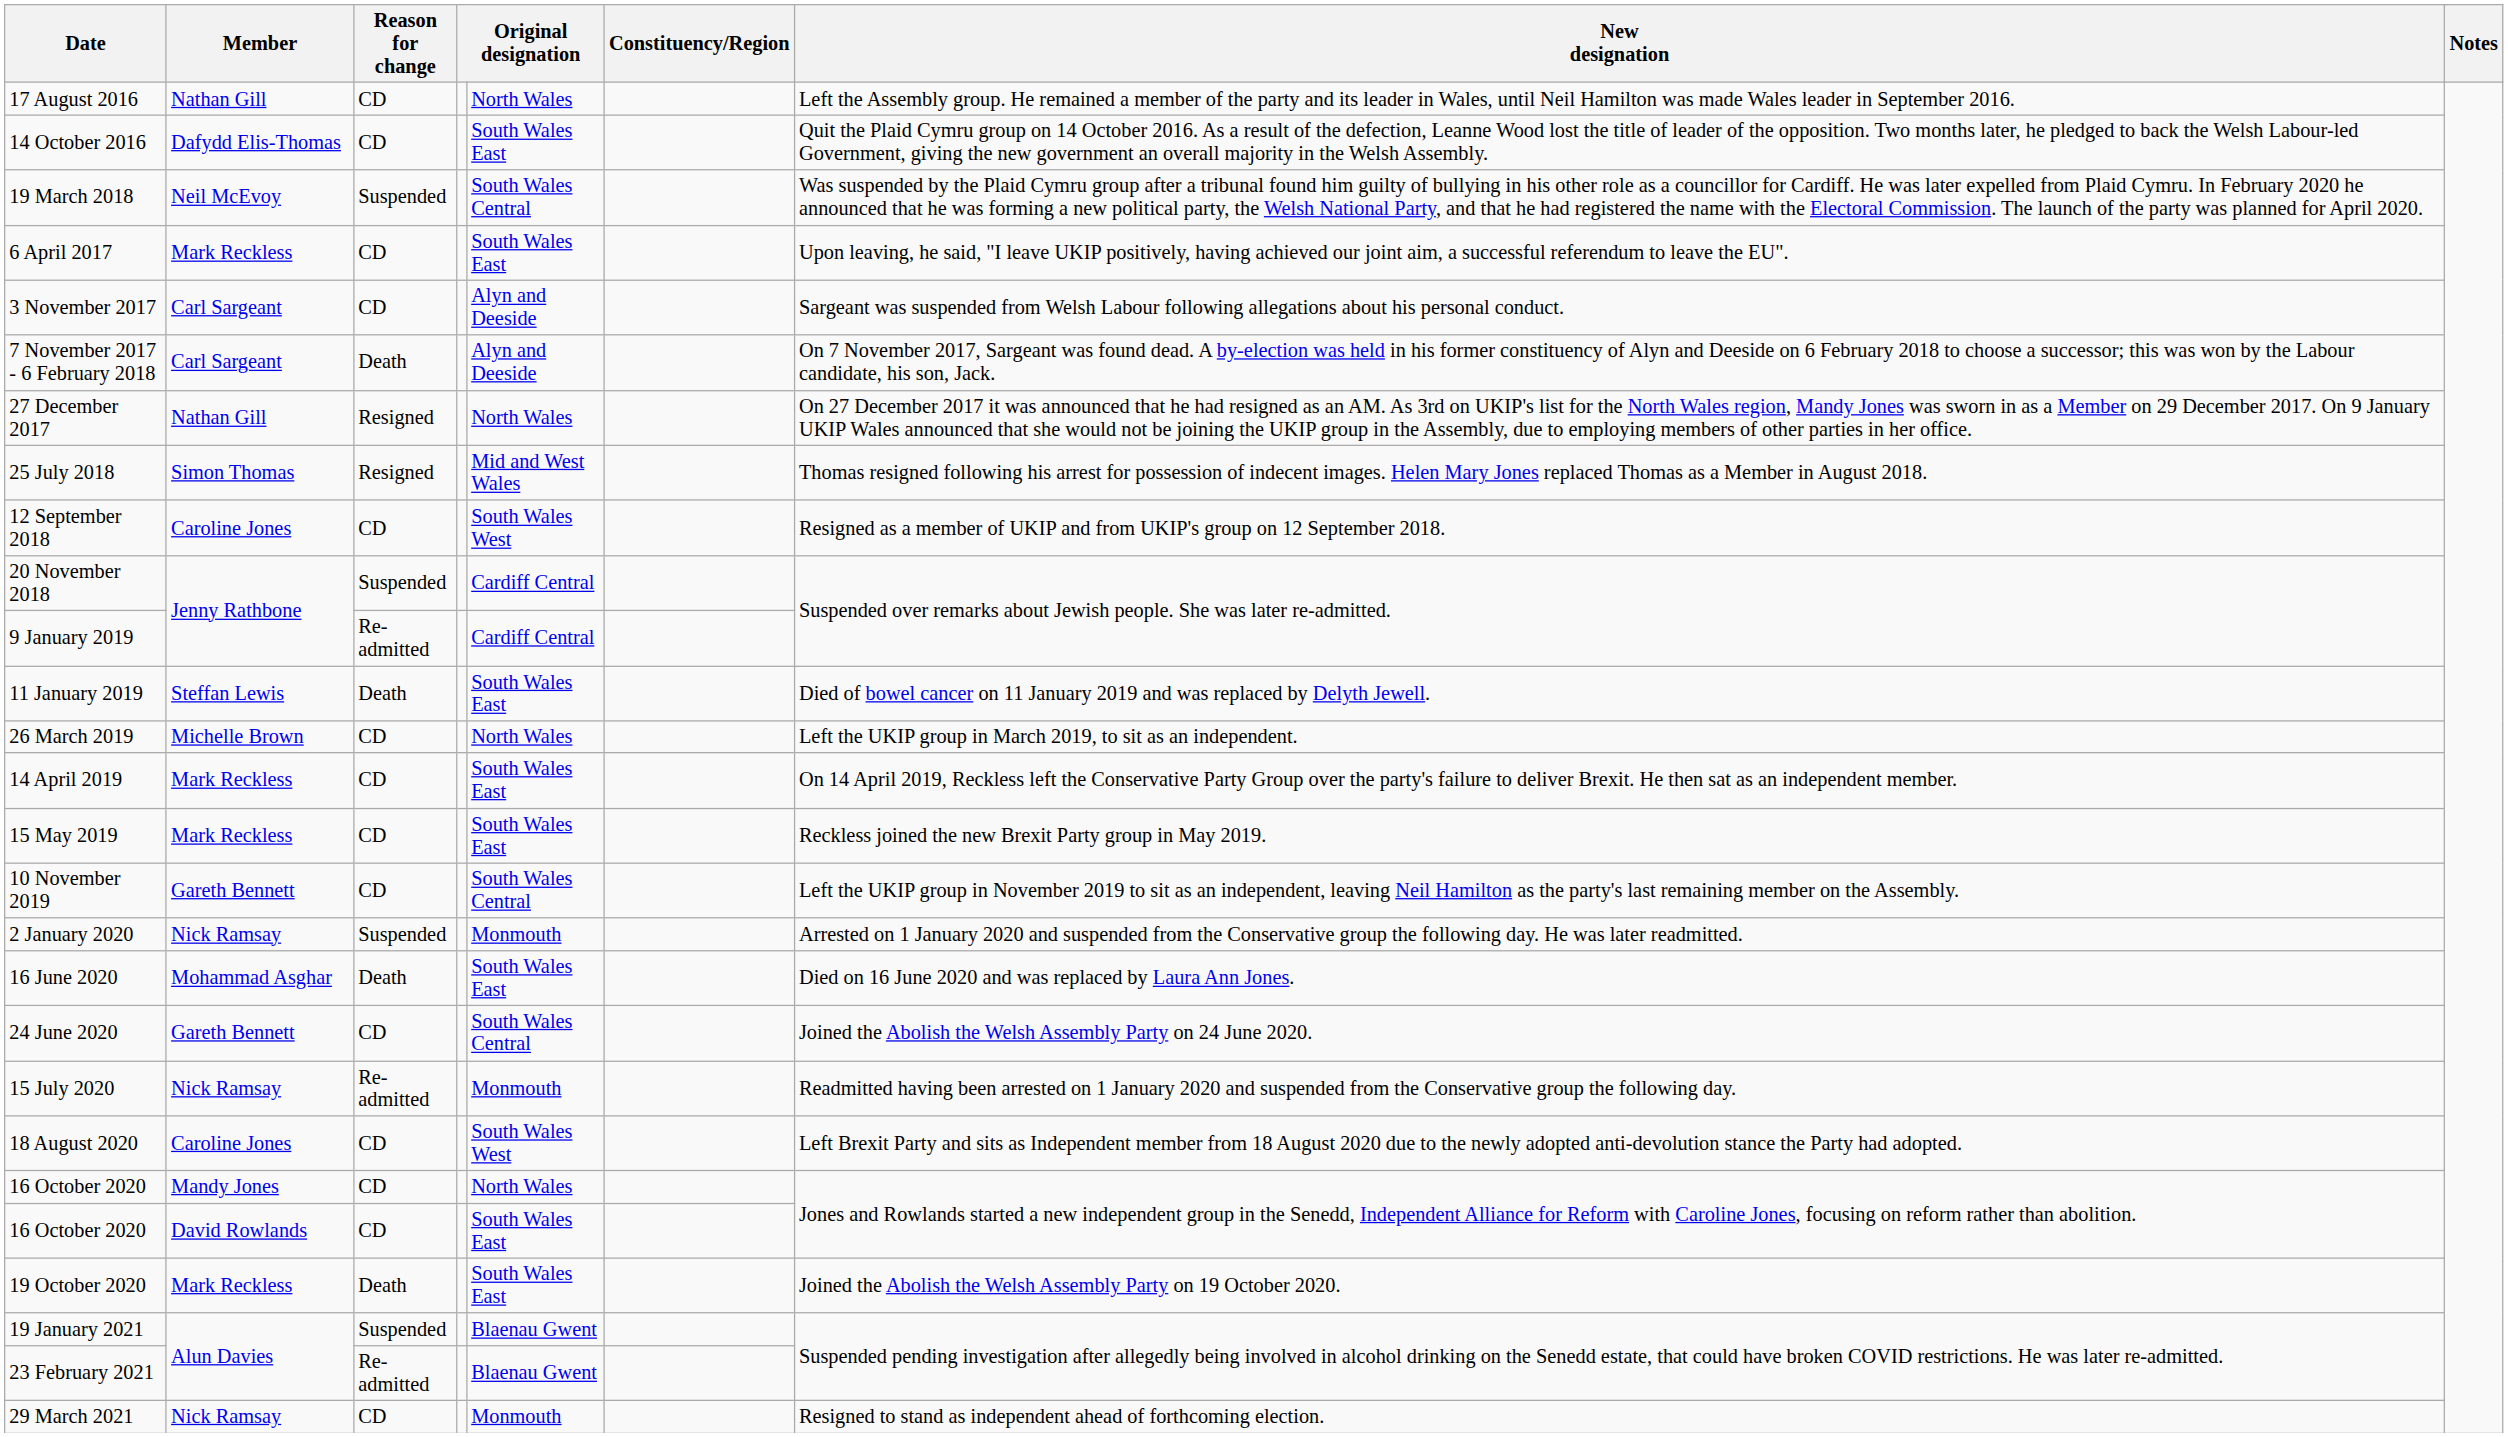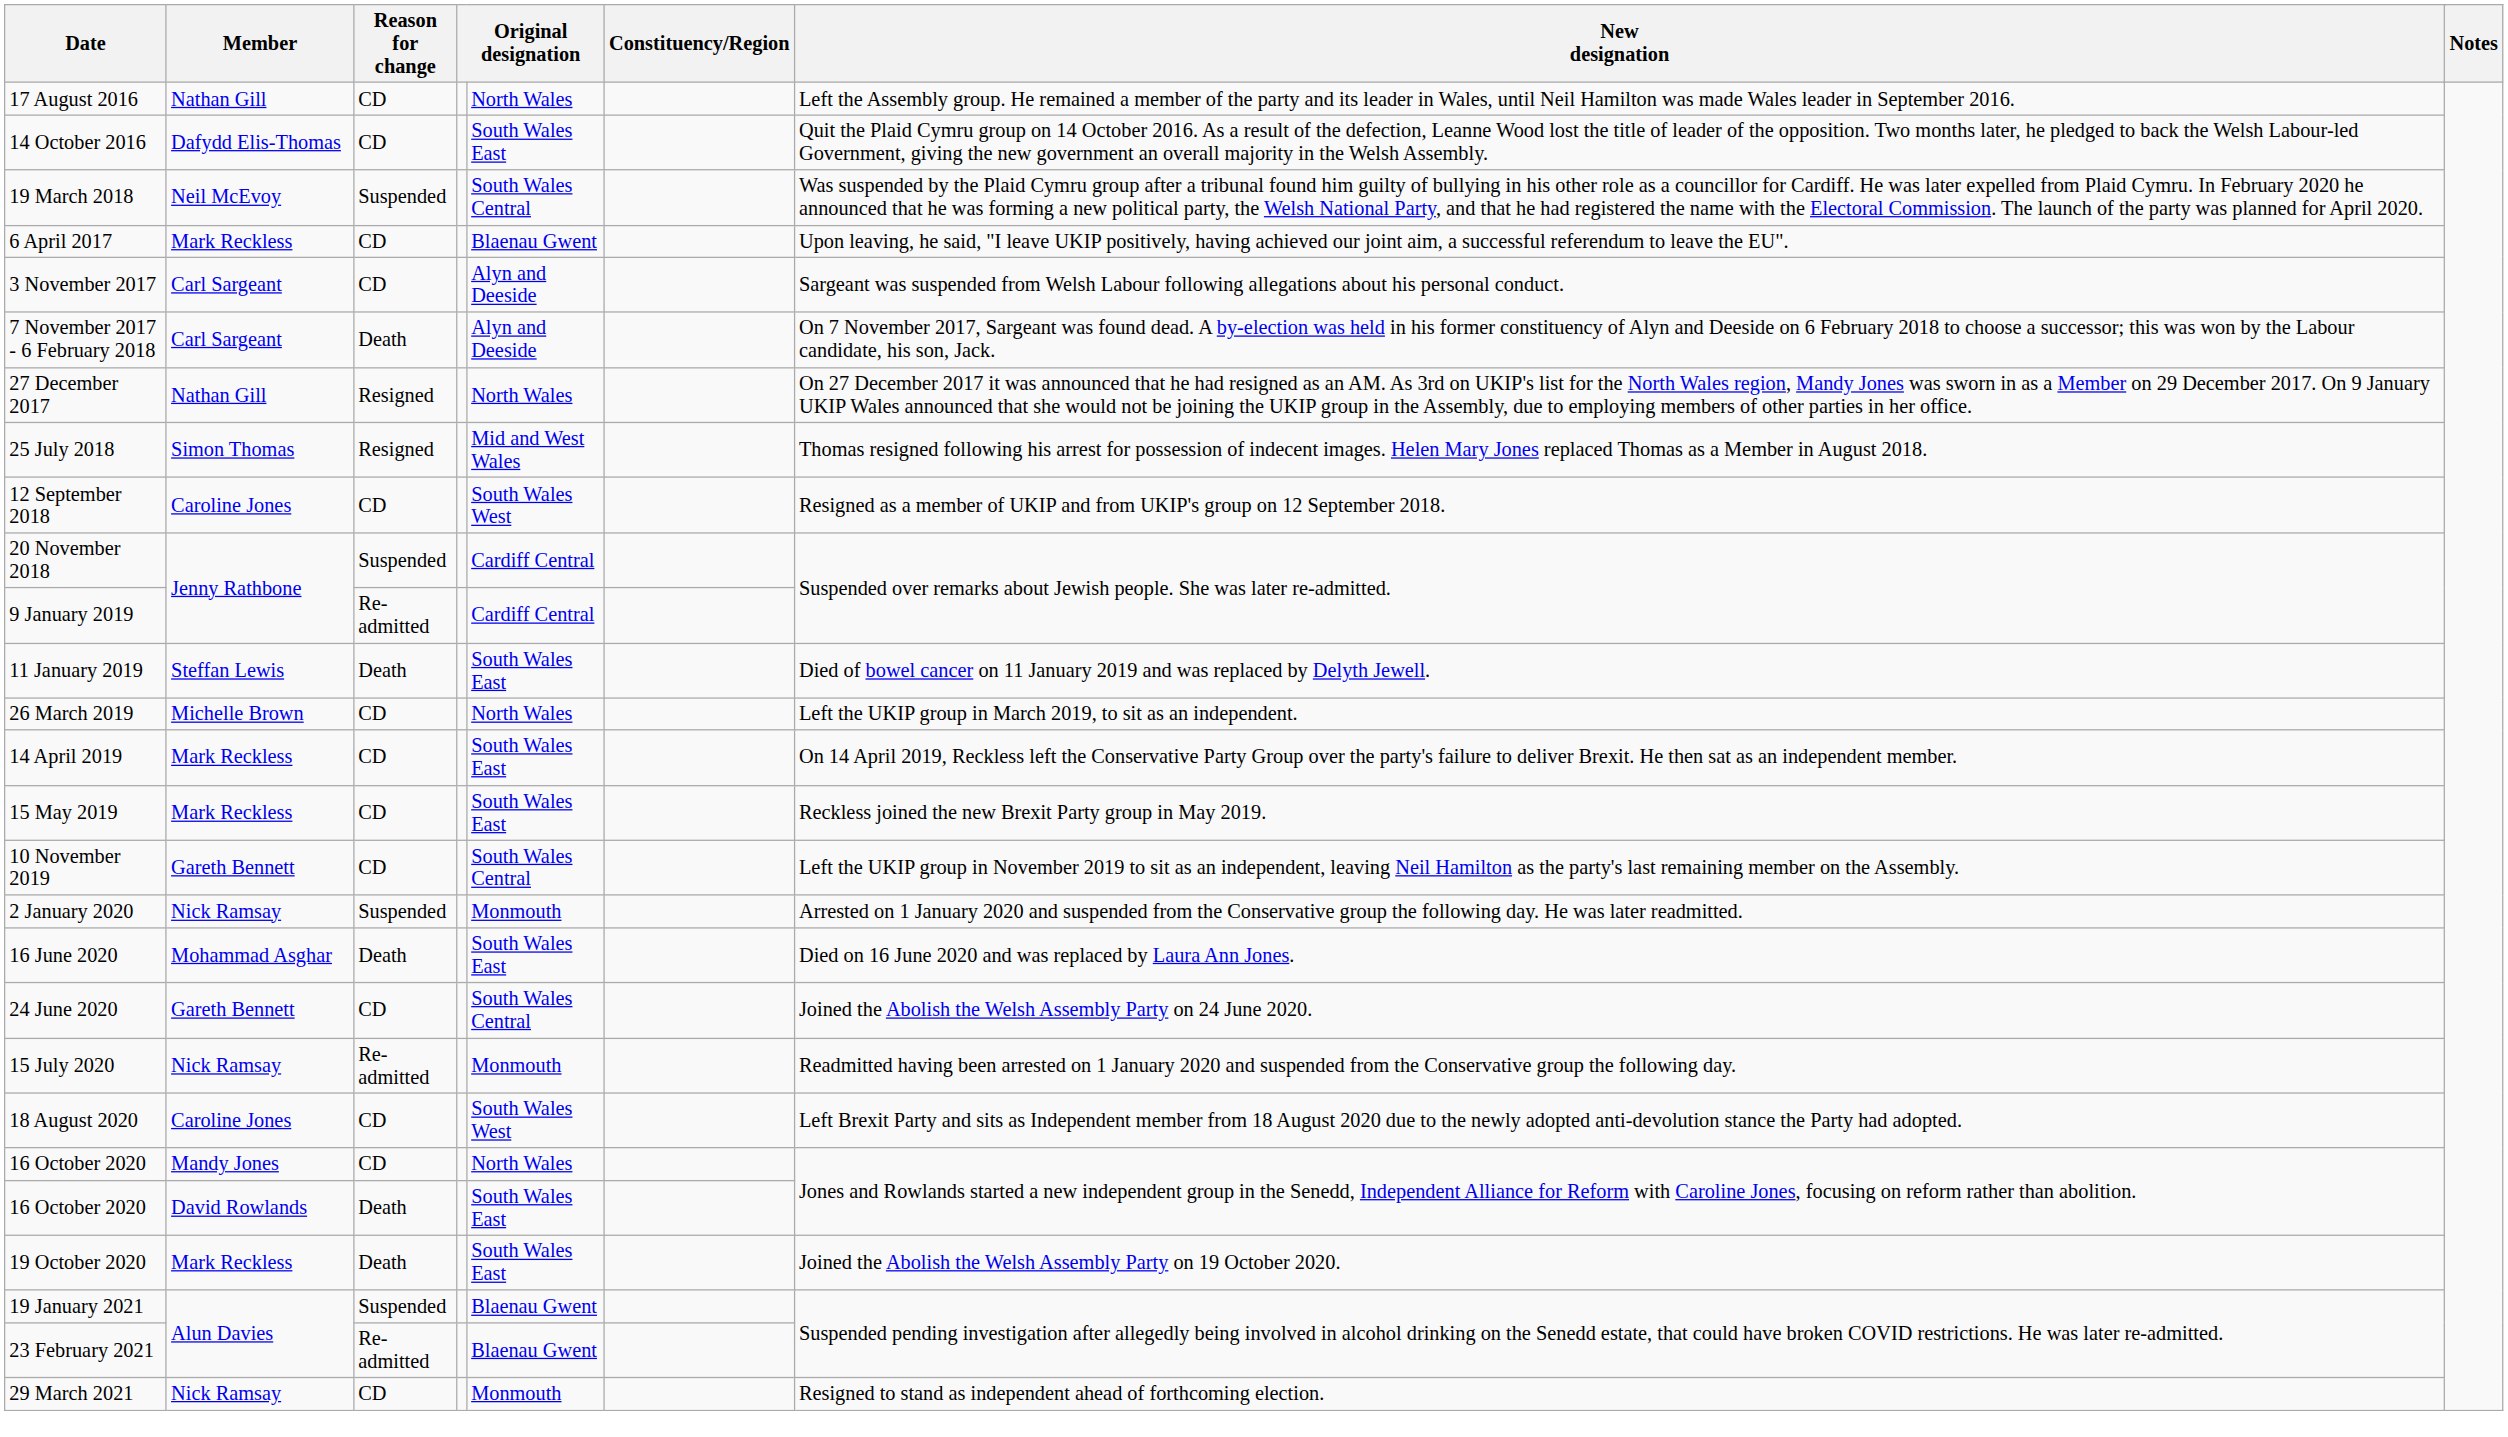(522, 252) South Wales East -> (534, 240) Blaenau Gwent
(372, 1230) CD -> (383, 1207) Death
